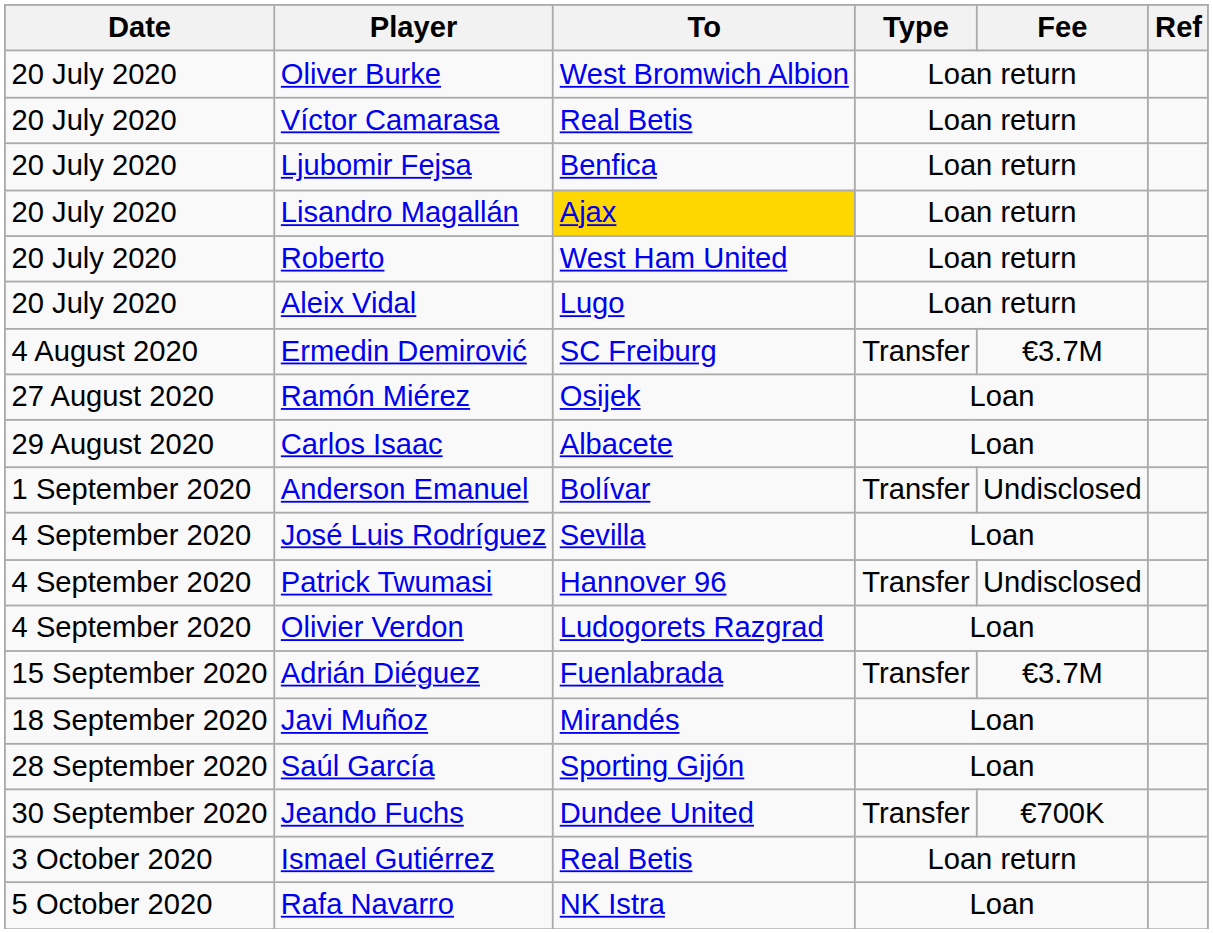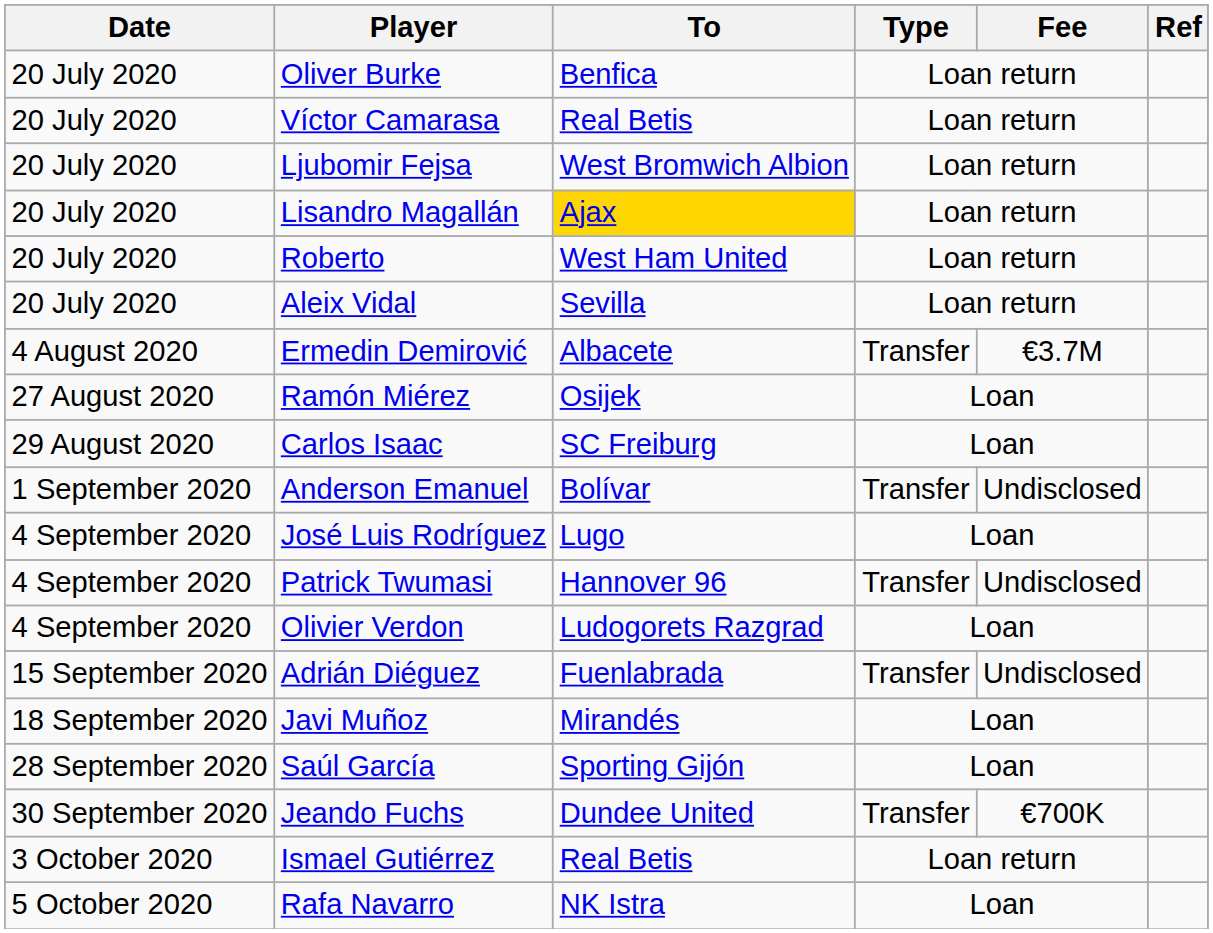(704, 73) West Bromwich Albion -> (608, 73) Benfica
(608, 166) Benfica -> (704, 166) West Bromwich Albion
(592, 304) Lugo -> (603, 304) Sevilla
(638, 350) SC Freiburg -> (616, 350) Albacete
(616, 443) Albacete -> (638, 443) SC Freiburg
(603, 535) Sevilla -> (592, 535) Lugo
(1062, 674) €3.7M -> (1062, 674) Undisclosed
